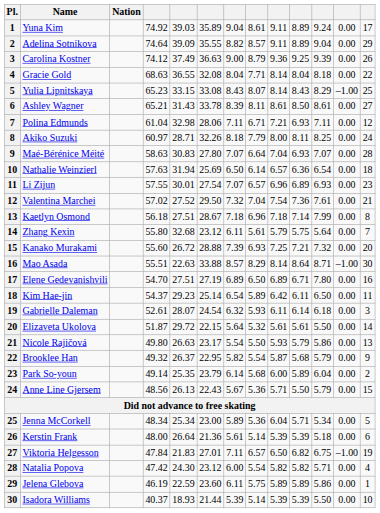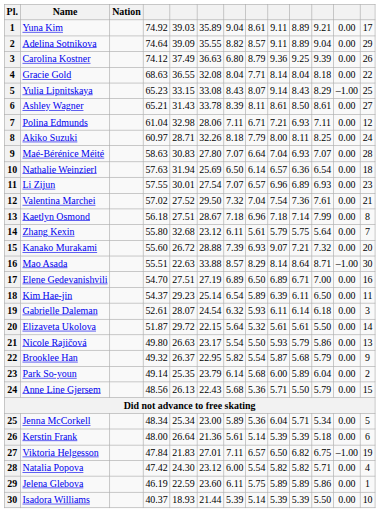(322, 28) 9.24 -> (322, 28) 9.21
(235, 59) 9.00 -> (235, 59) 6.80
(279, 91) 8.14 -> (279, 91) 9.14
(279, 248) 7.25 -> (279, 248) 9.07
(322, 279) 7.80 -> (322, 279) 7.00
(279, 295) 6.42 -> (279, 295) 6.39
(235, 389) 5.67 -> (235, 389) 5.68
